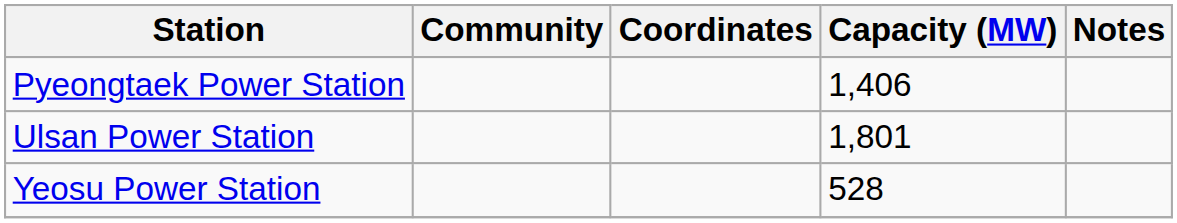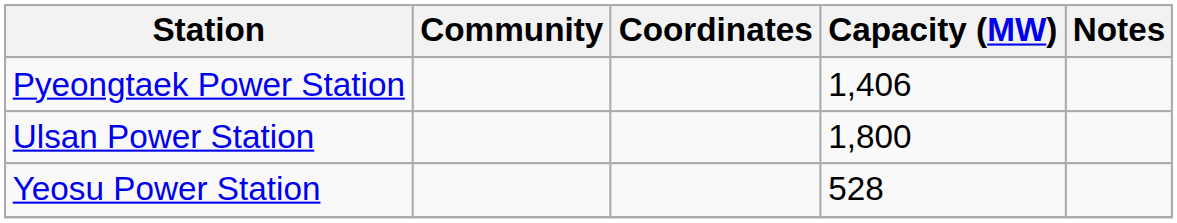(870, 136) 1,801 -> (870, 136) 1,800
